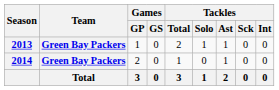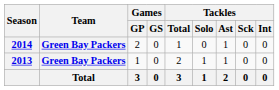rows swapped: (22, 45) <-> (22, 61)
